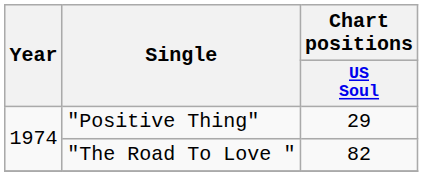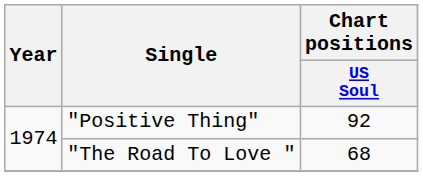(359, 122) 29 -> (359, 122) 92
(359, 155) 82 -> (359, 155) 68
